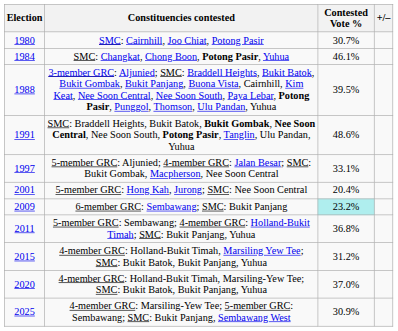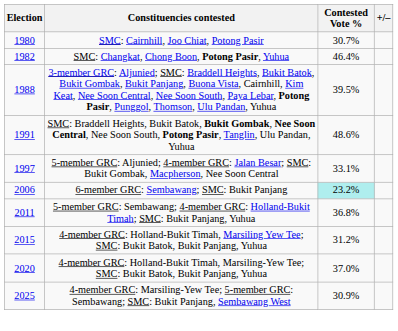(25, 56) 1984 -> (25, 56) 1982
(346, 56) 46.1% -> (346, 56) 46.4%
- row: (181, 190)
(25, 206) 2009 -> (25, 190) 2006
